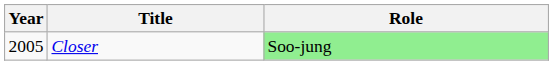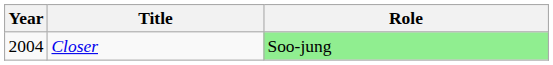(26, 45) 2005 -> (26, 45) 2004
